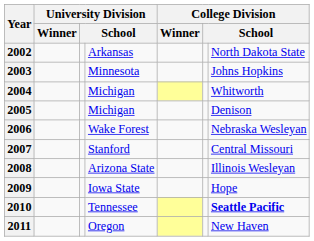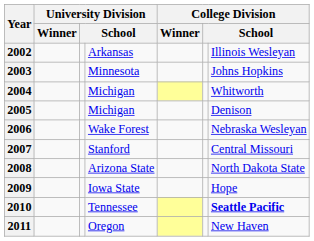(258, 52) North Dakota State -> (253, 52) Illinois Wesleyan
(253, 168) Illinois Wesleyan -> (258, 168) North Dakota State
